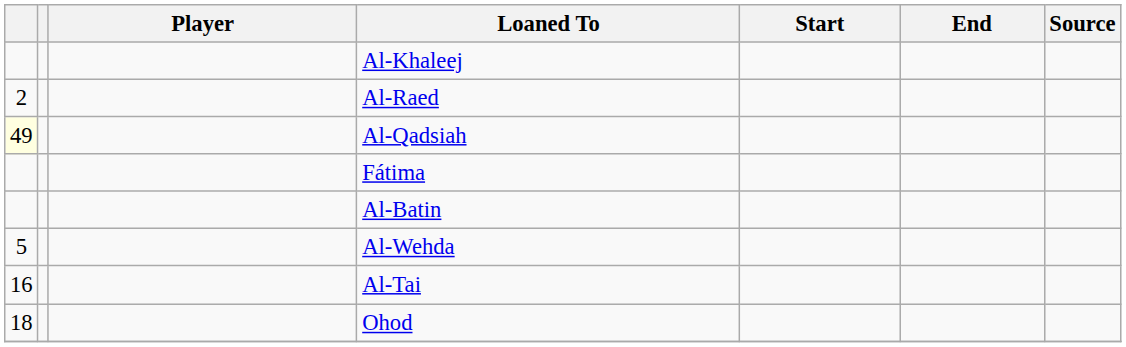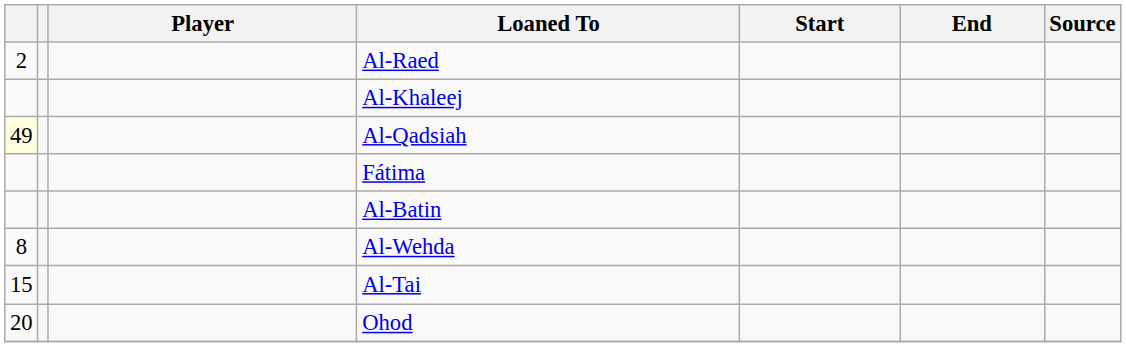rows swapped: (401, 98) <-> (412, 60)
(21, 247) 5 -> (21, 247) 8
(21, 284) 16 -> (21, 284) 15
(21, 322) 18 -> (21, 322) 20
